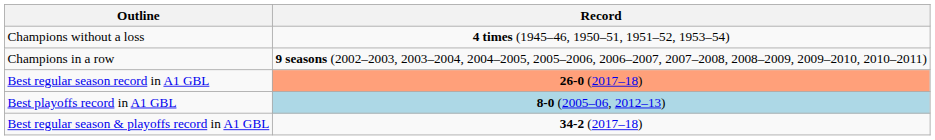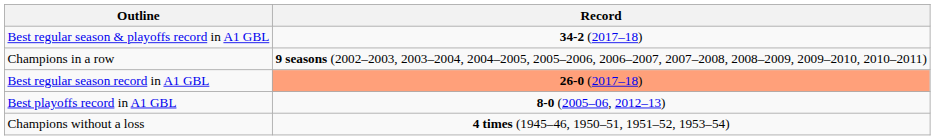rows swapped: (76, 37) <-> (138, 124)
(601, 102) lightblue background -> (601, 102) no background
